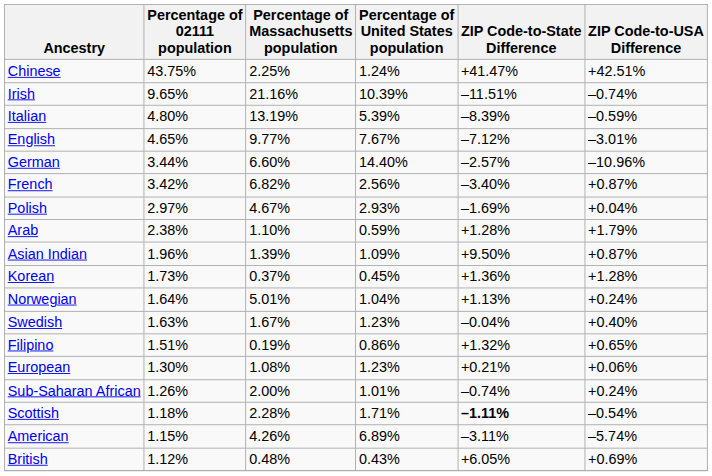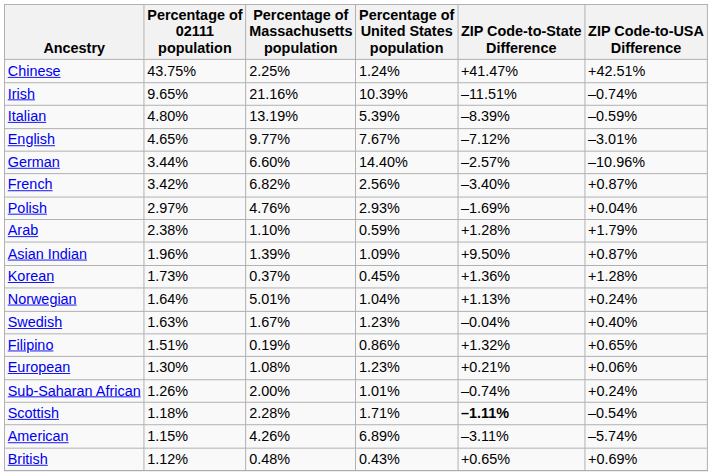(270, 208) 4.67% -> (270, 208) 4.76%
(486, 459) +6.05% -> (486, 459) +0.65%
